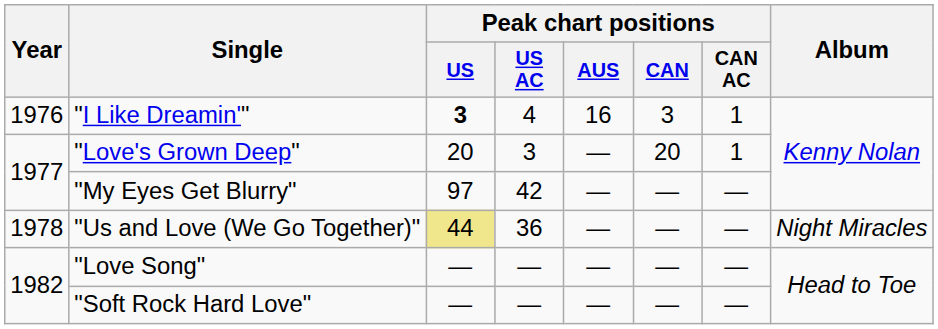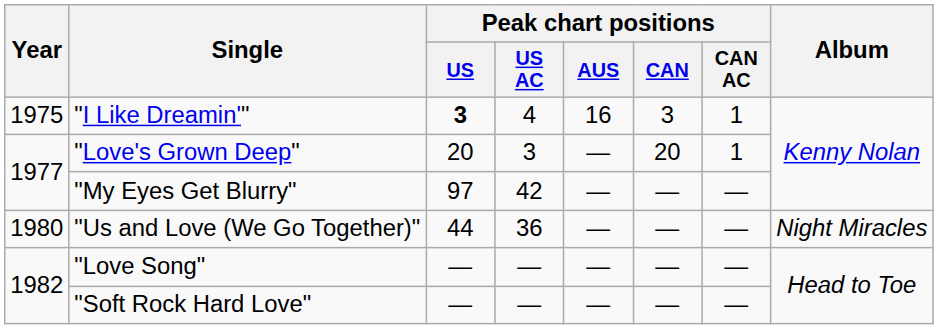(37, 115) 1976 -> (37, 115) 1975
(37, 228) 1978 -> (37, 228) 1980
(460, 228) khaki background -> (460, 228) no background
